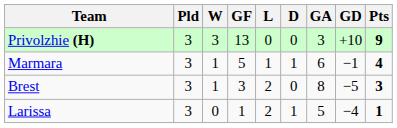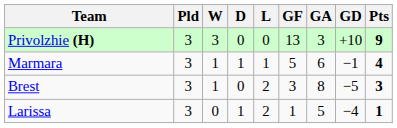columns swapped: (294, 16) <-> (242, 16)
